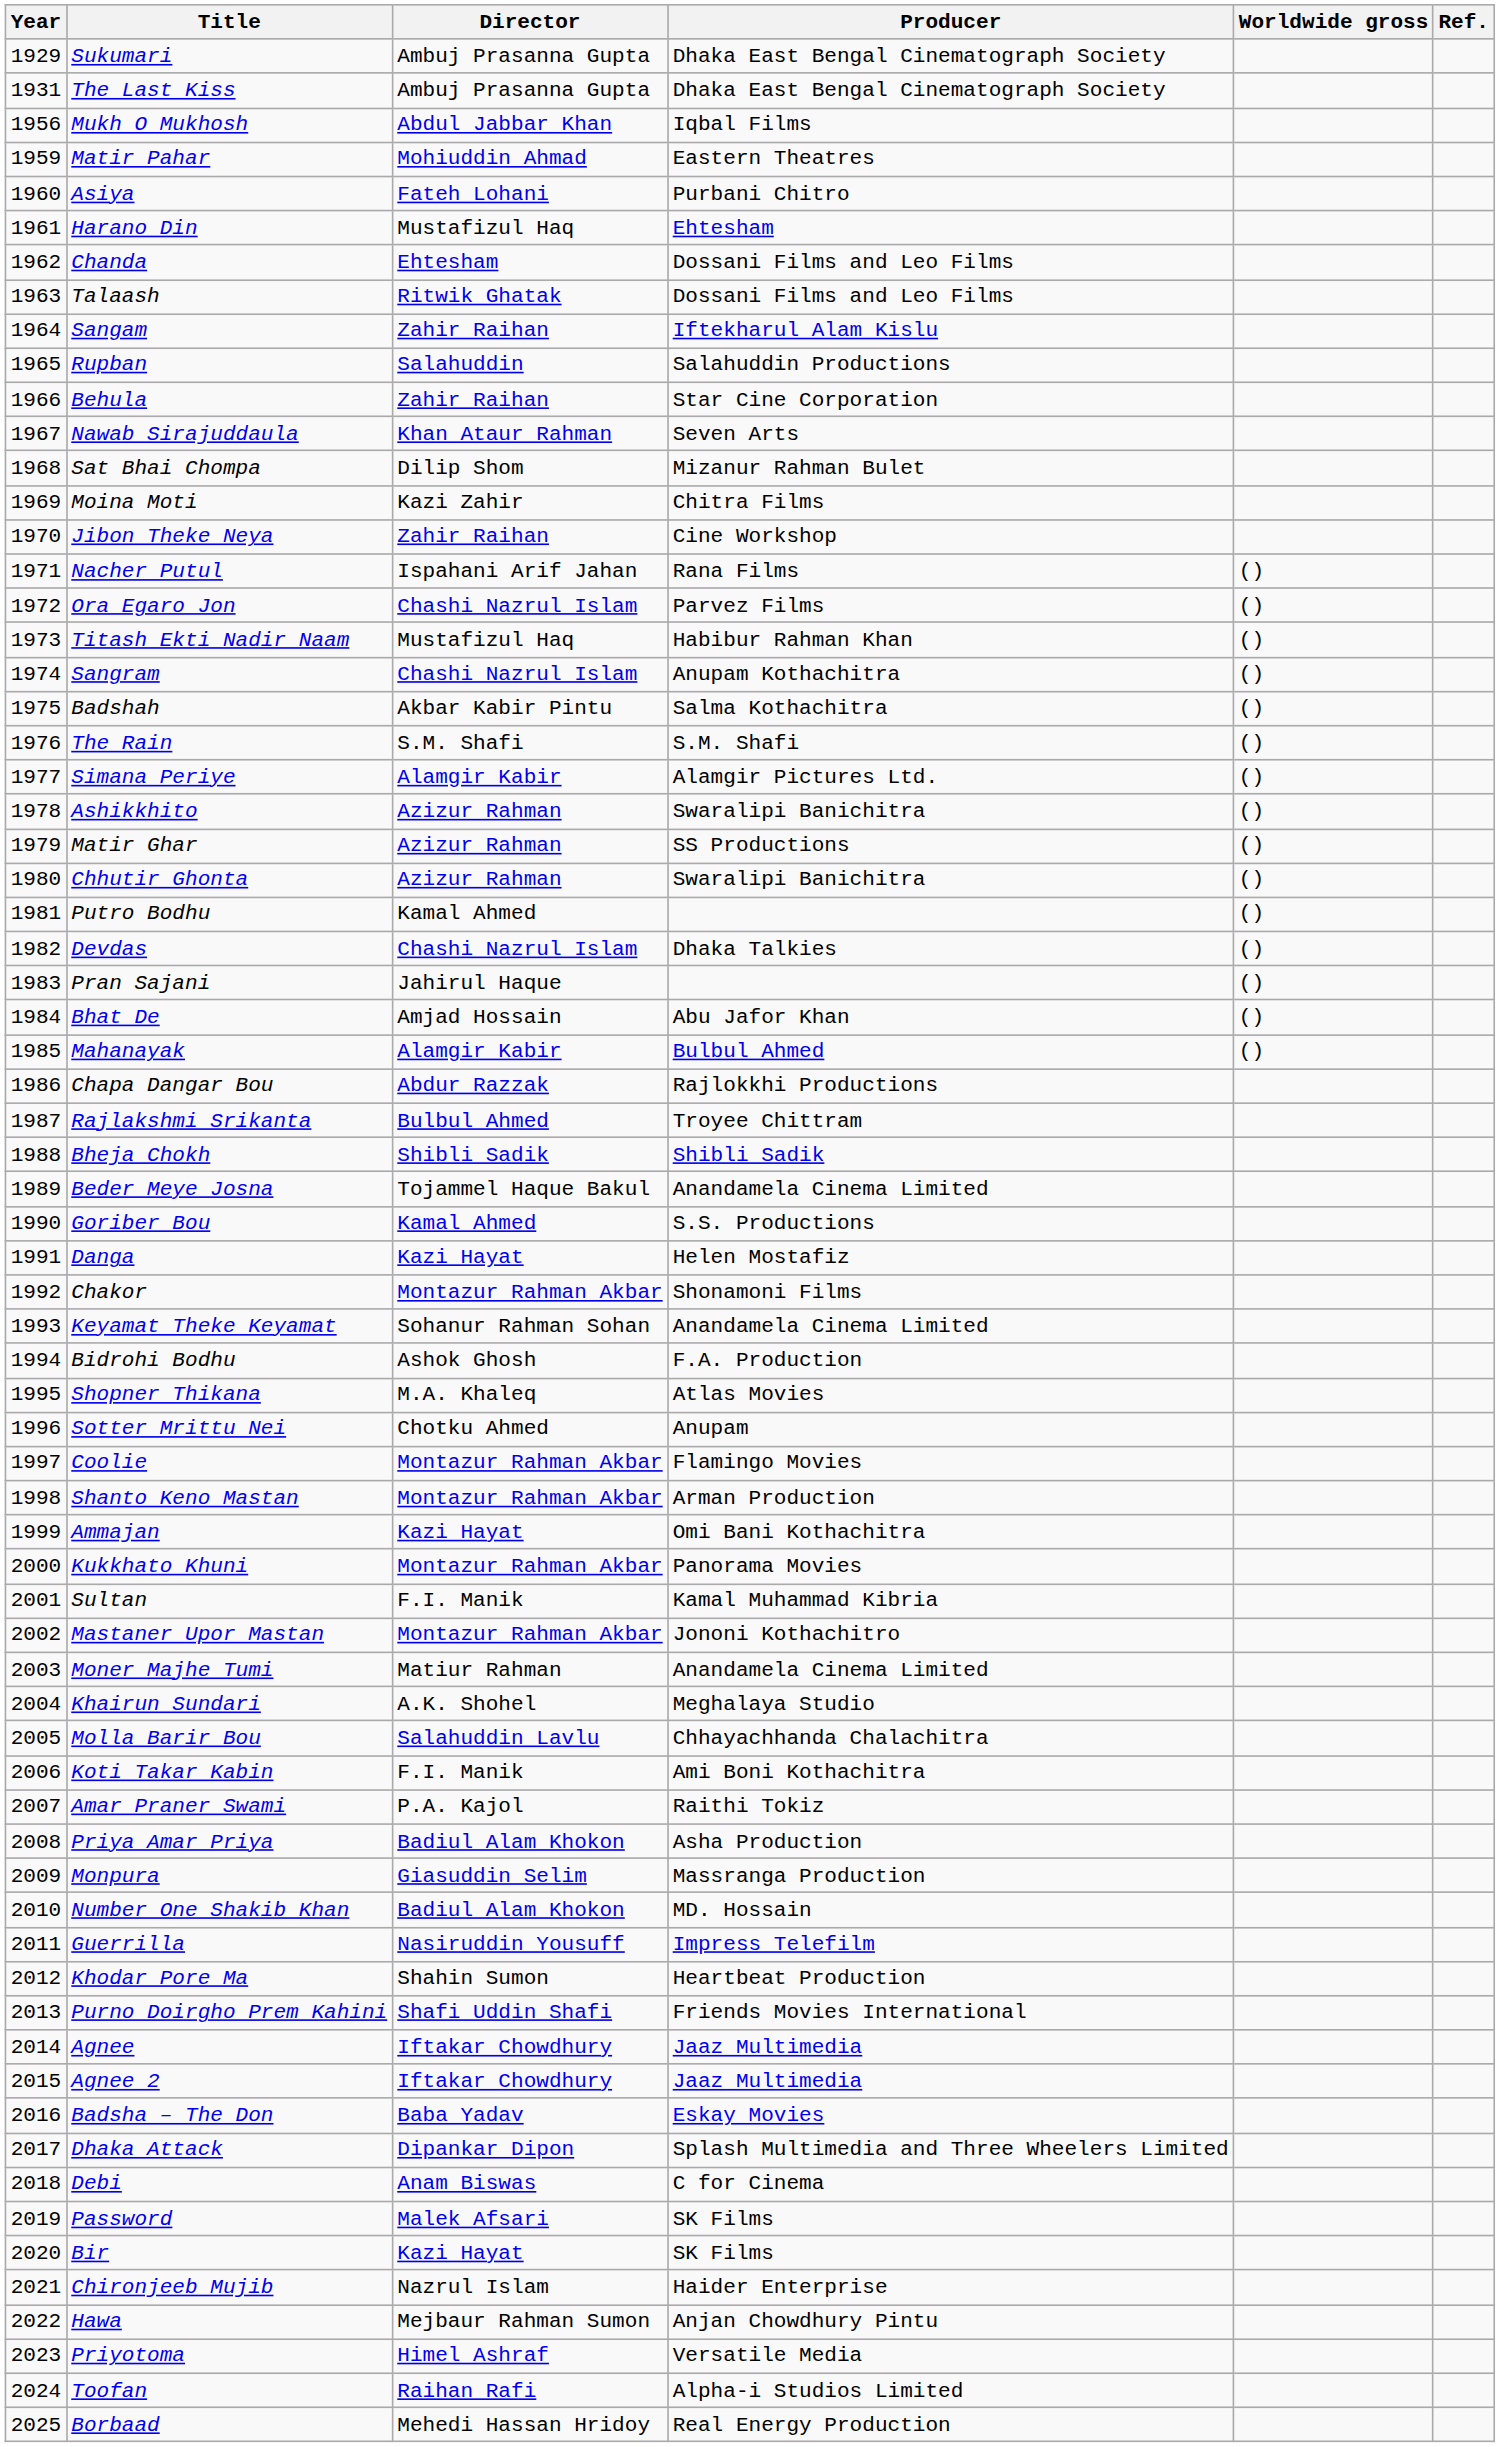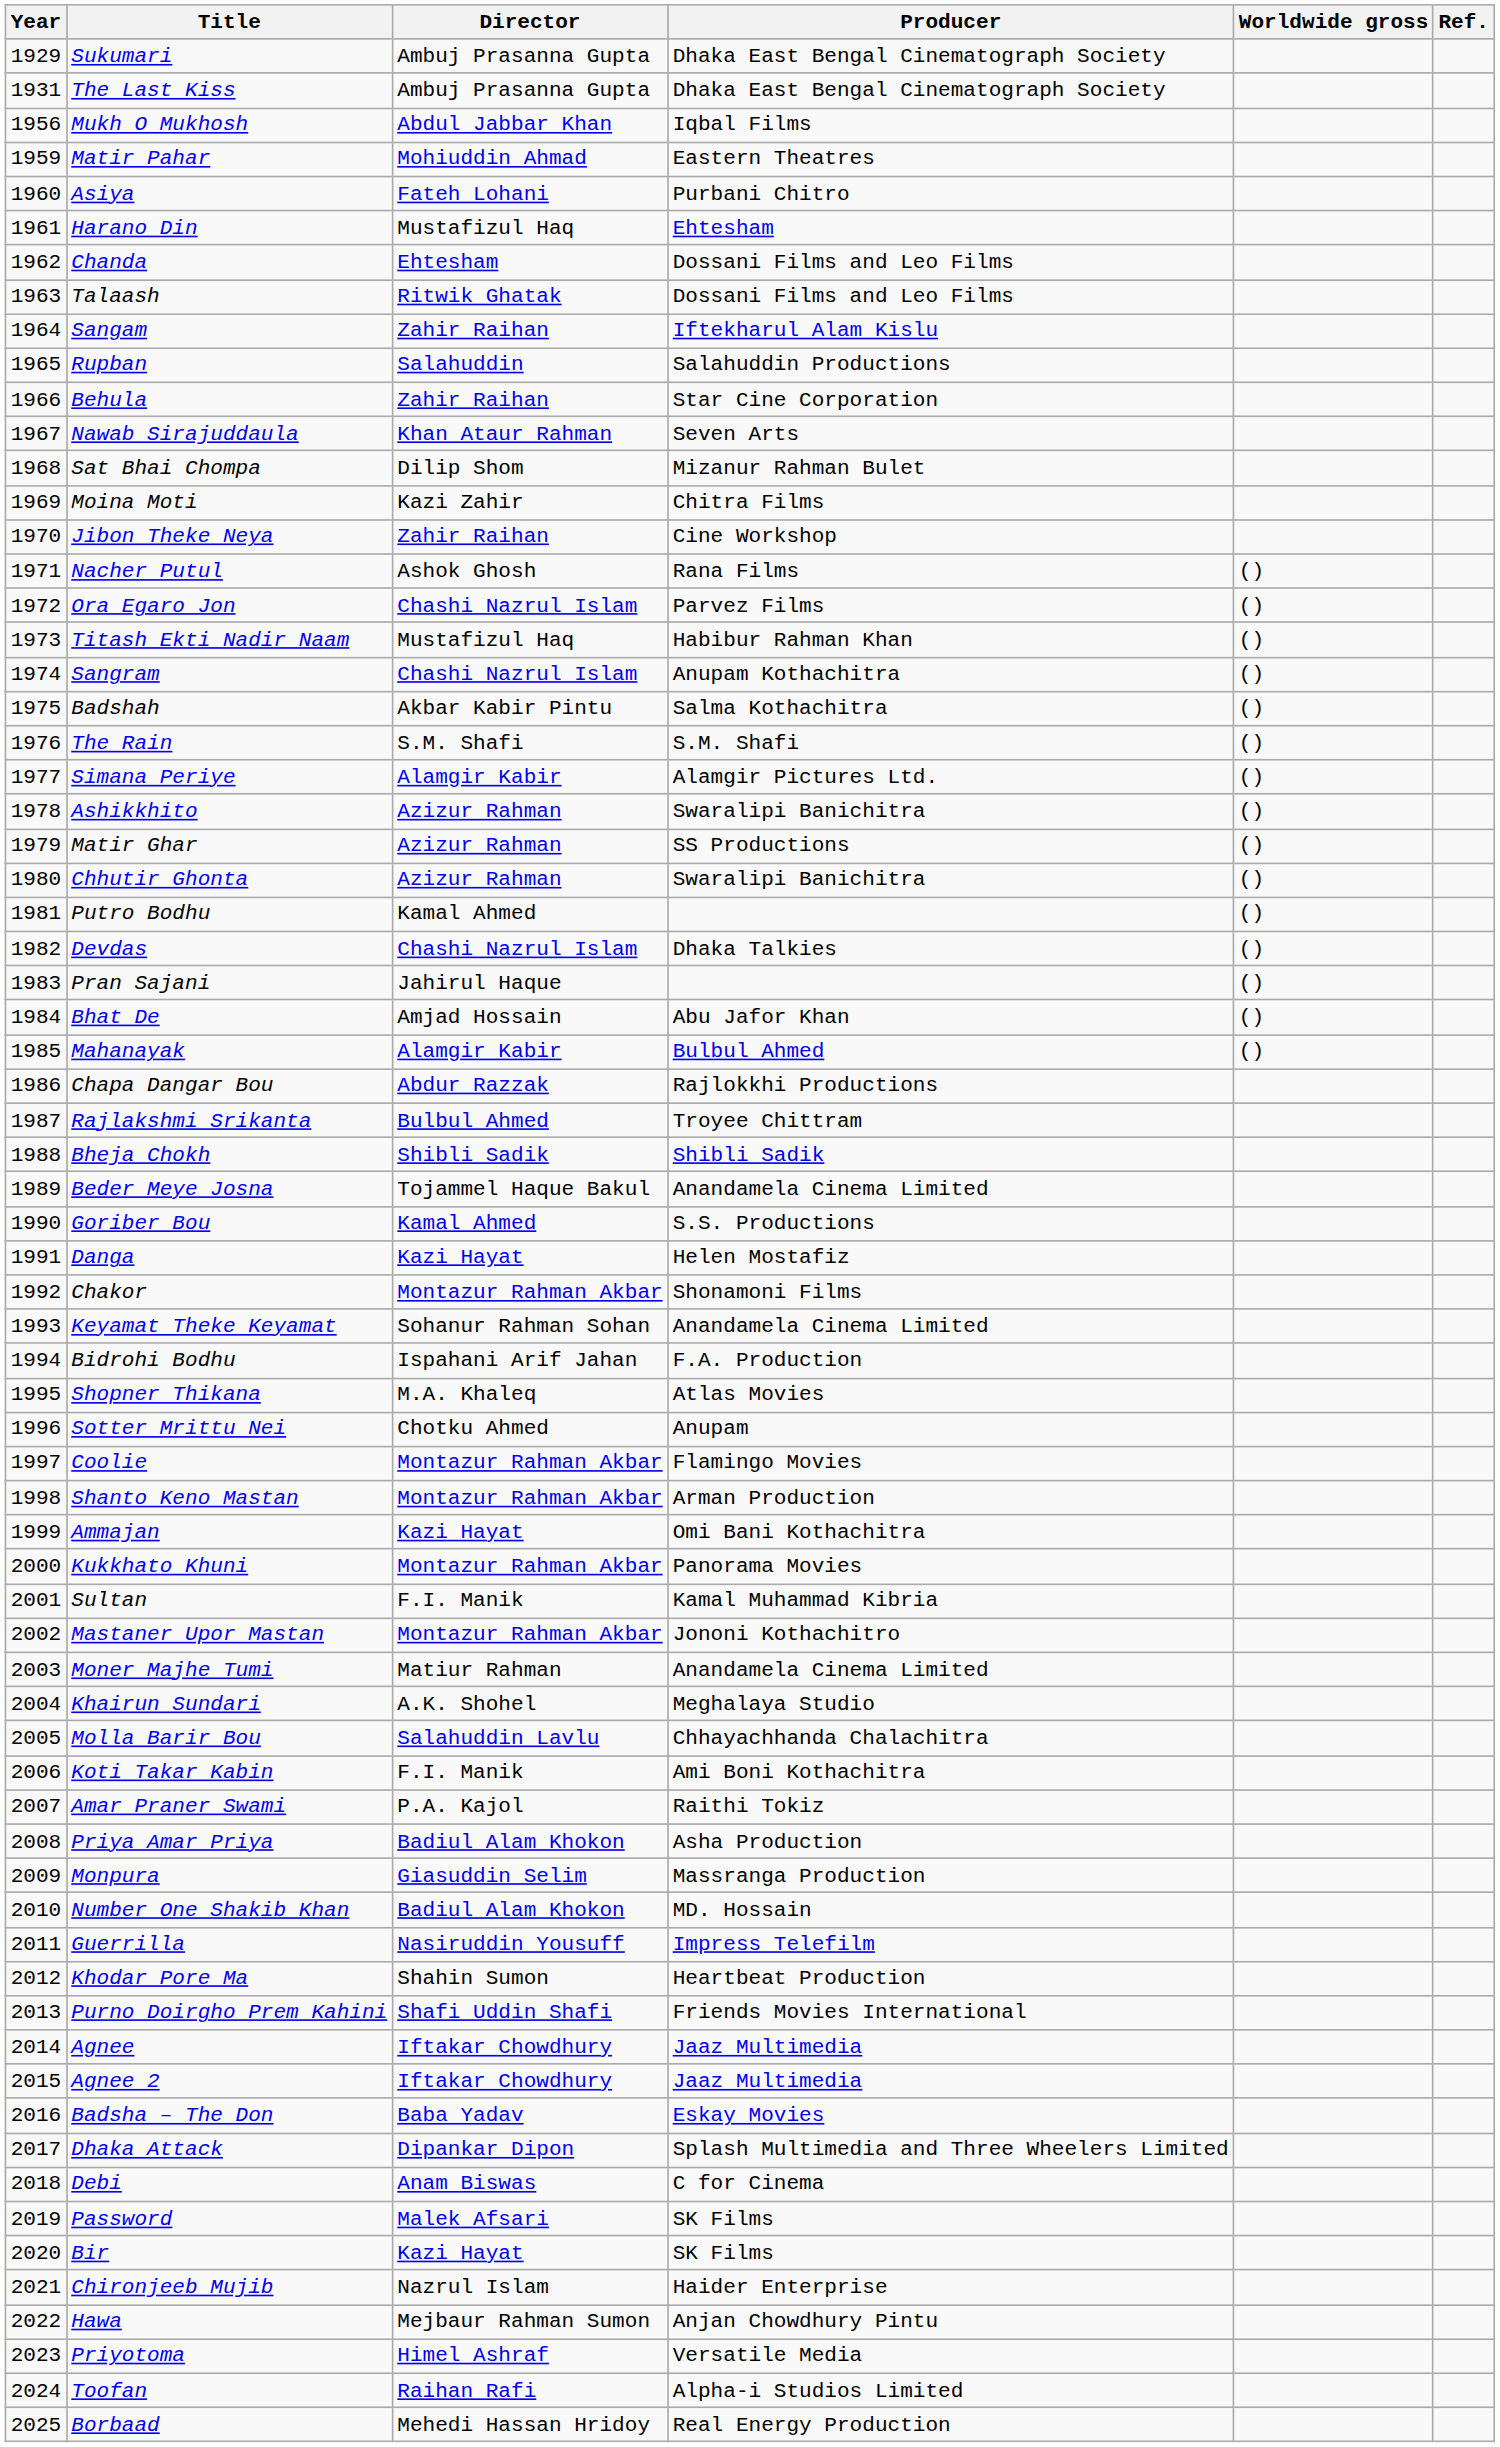(517, 571) Ispahani Arif Jahan -> (467, 571) Ashok Ghosh
(467, 1361) Ashok Ghosh -> (517, 1361) Ispahani Arif Jahan
